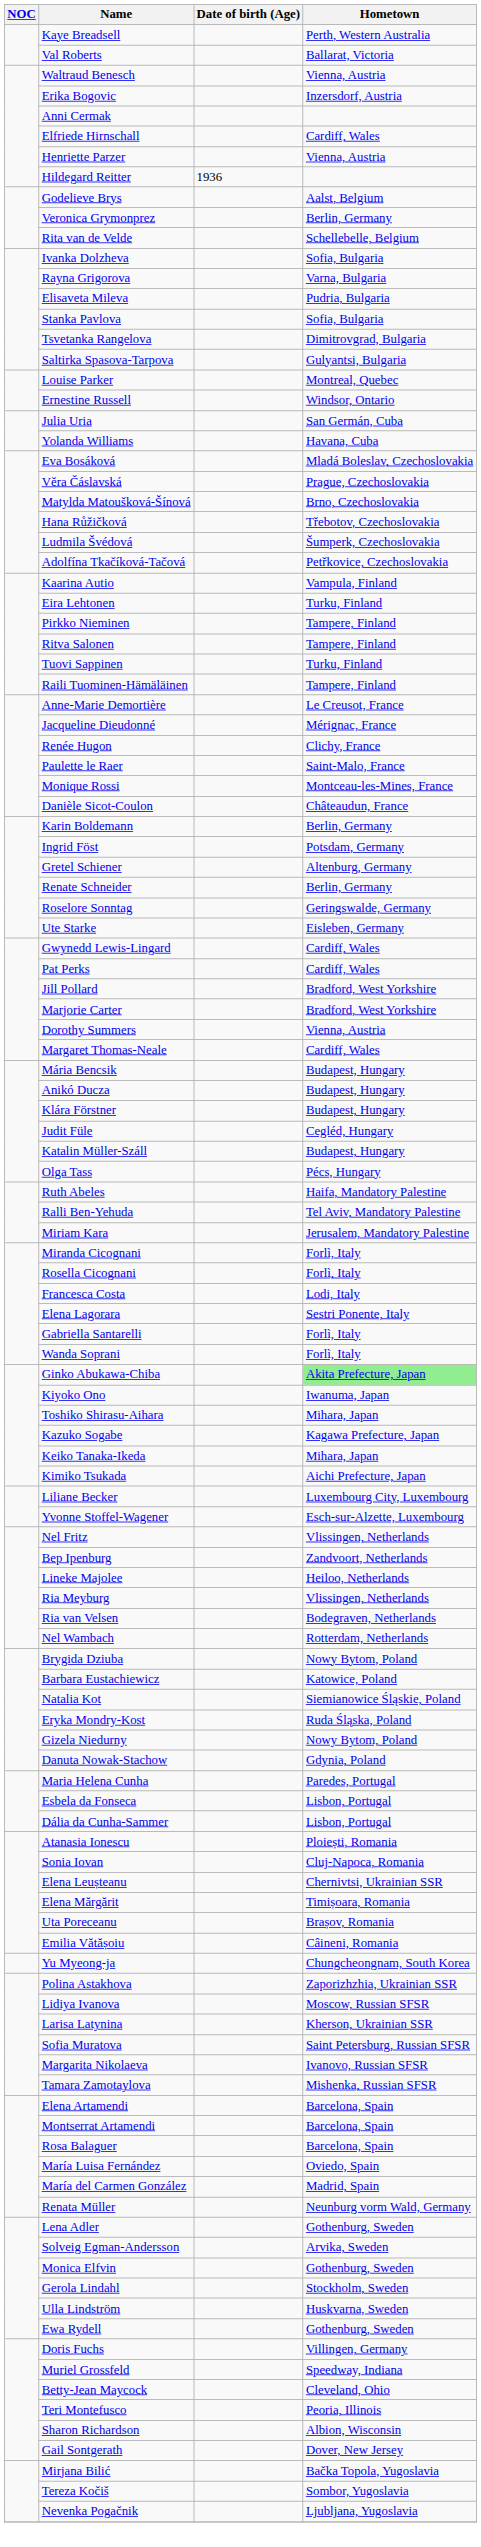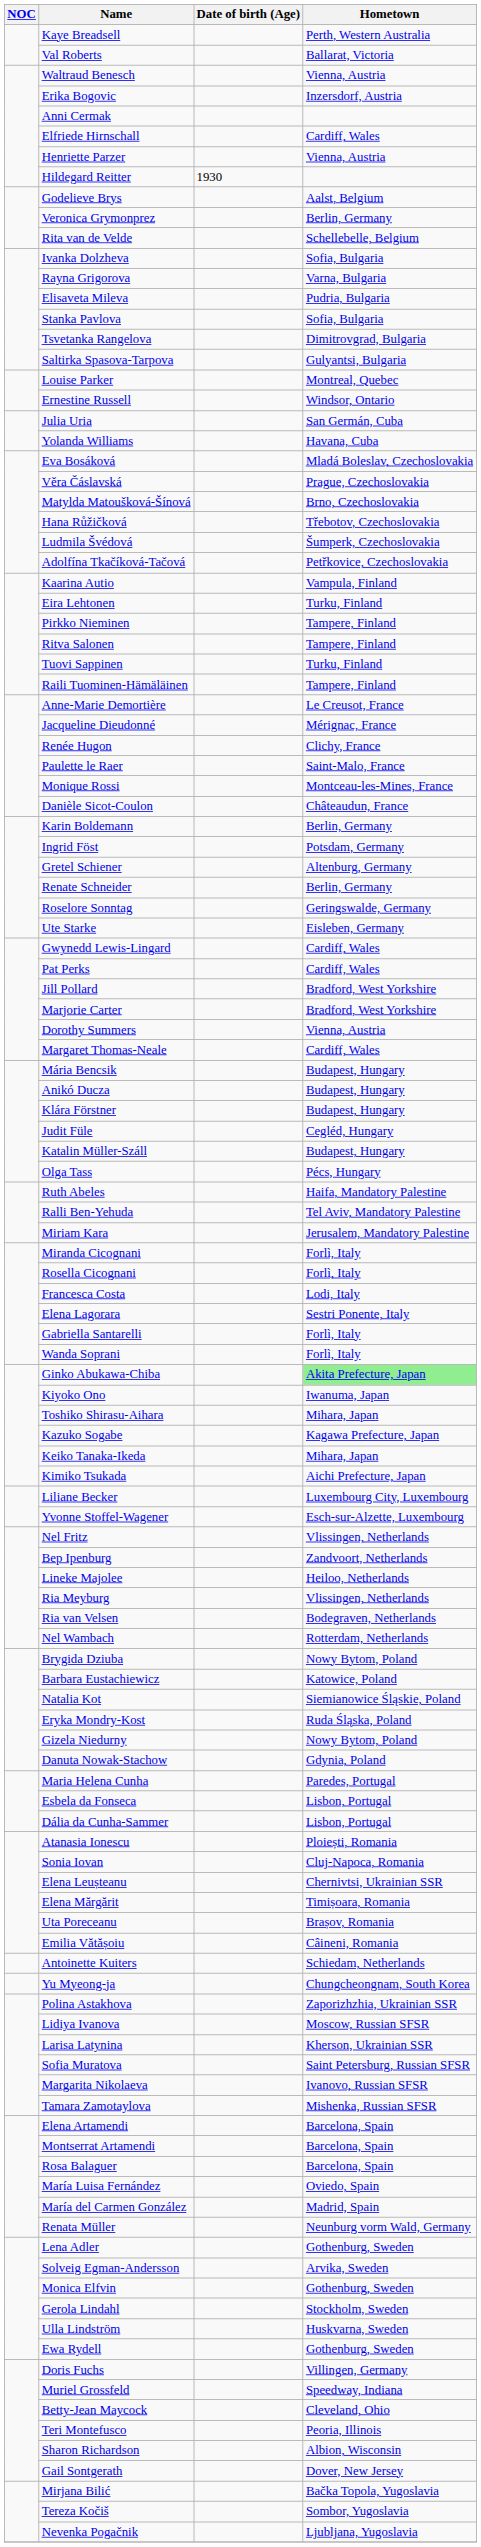(209, 177) 1936 -> (209, 177) 1930
+ row: (89, 1963)
